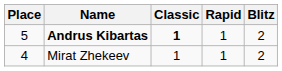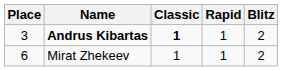(24, 35) 5 -> (24, 35) 3
(24, 55) 4 -> (24, 55) 6
